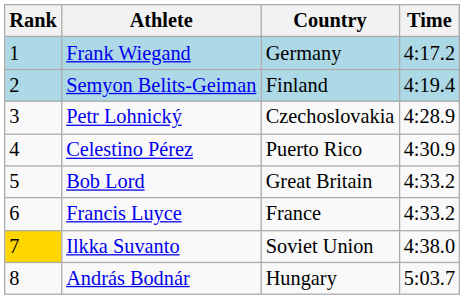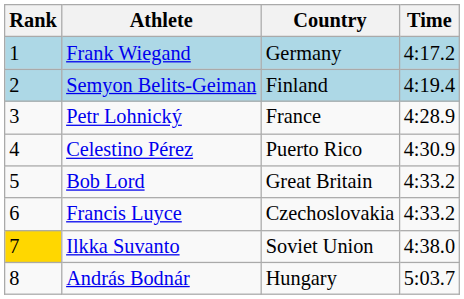(330, 117) Czechoslovakia -> (293, 117) France
(293, 213) France -> (330, 213) Czechoslovakia
